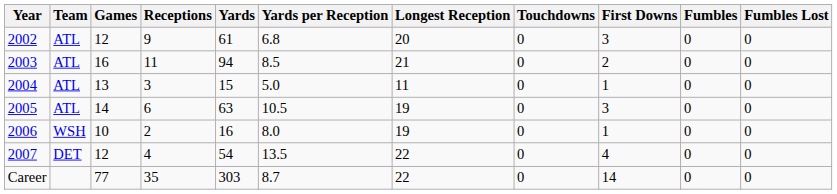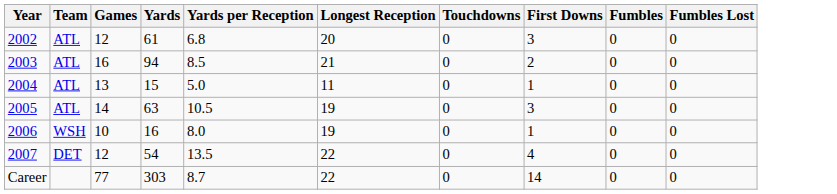- column: (178, 16)
